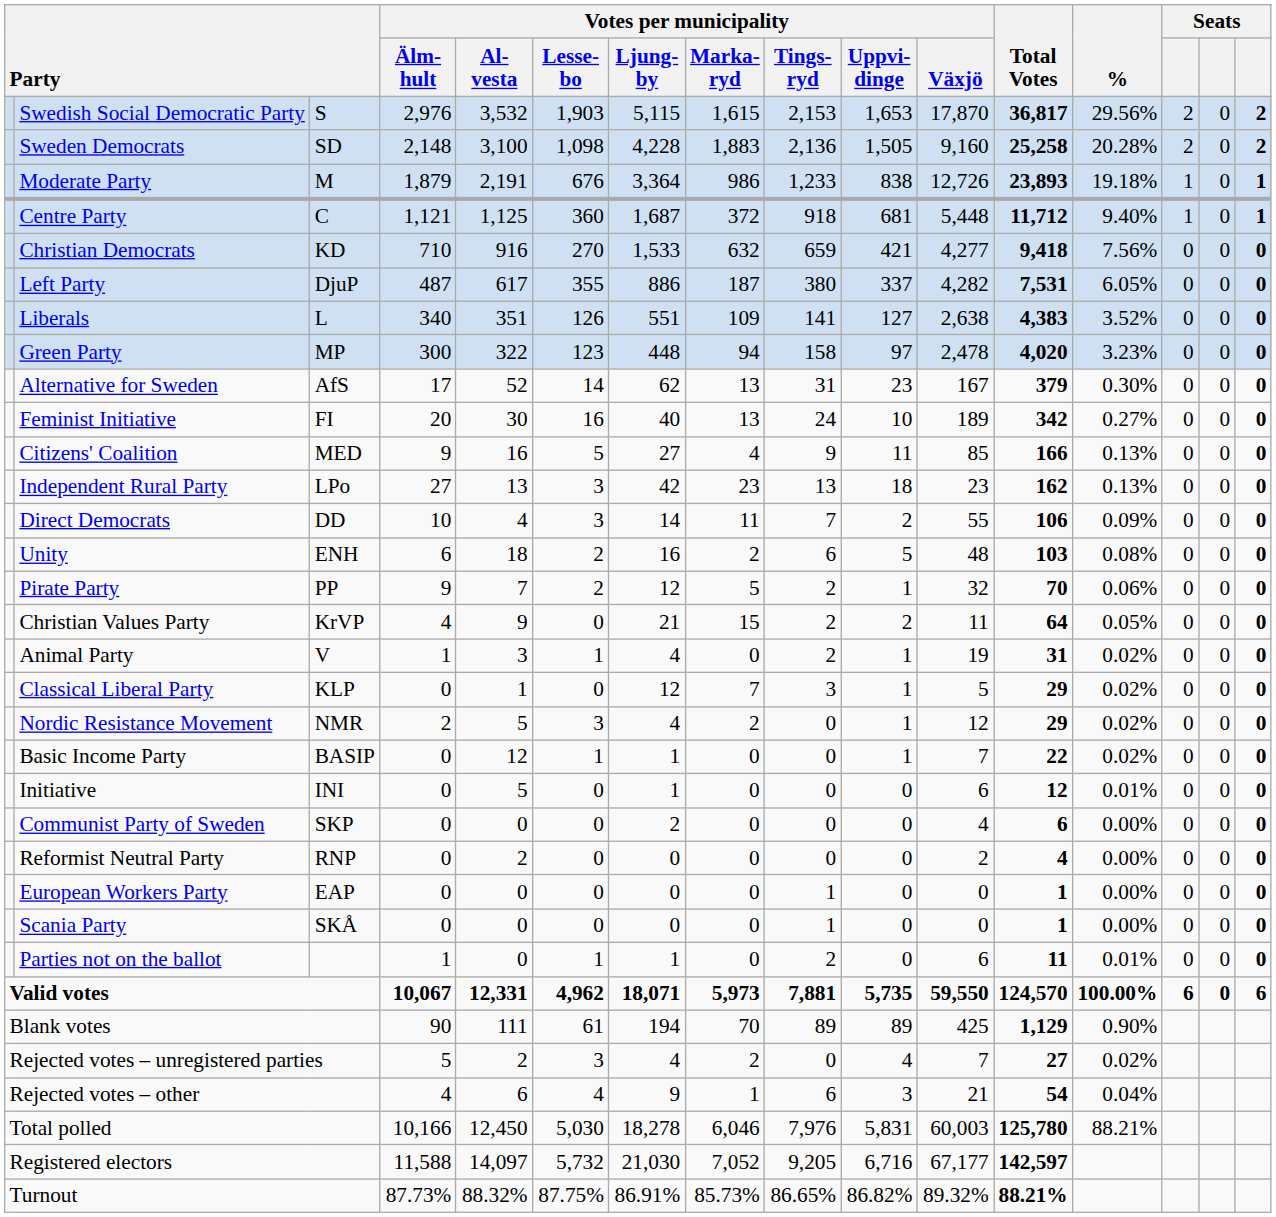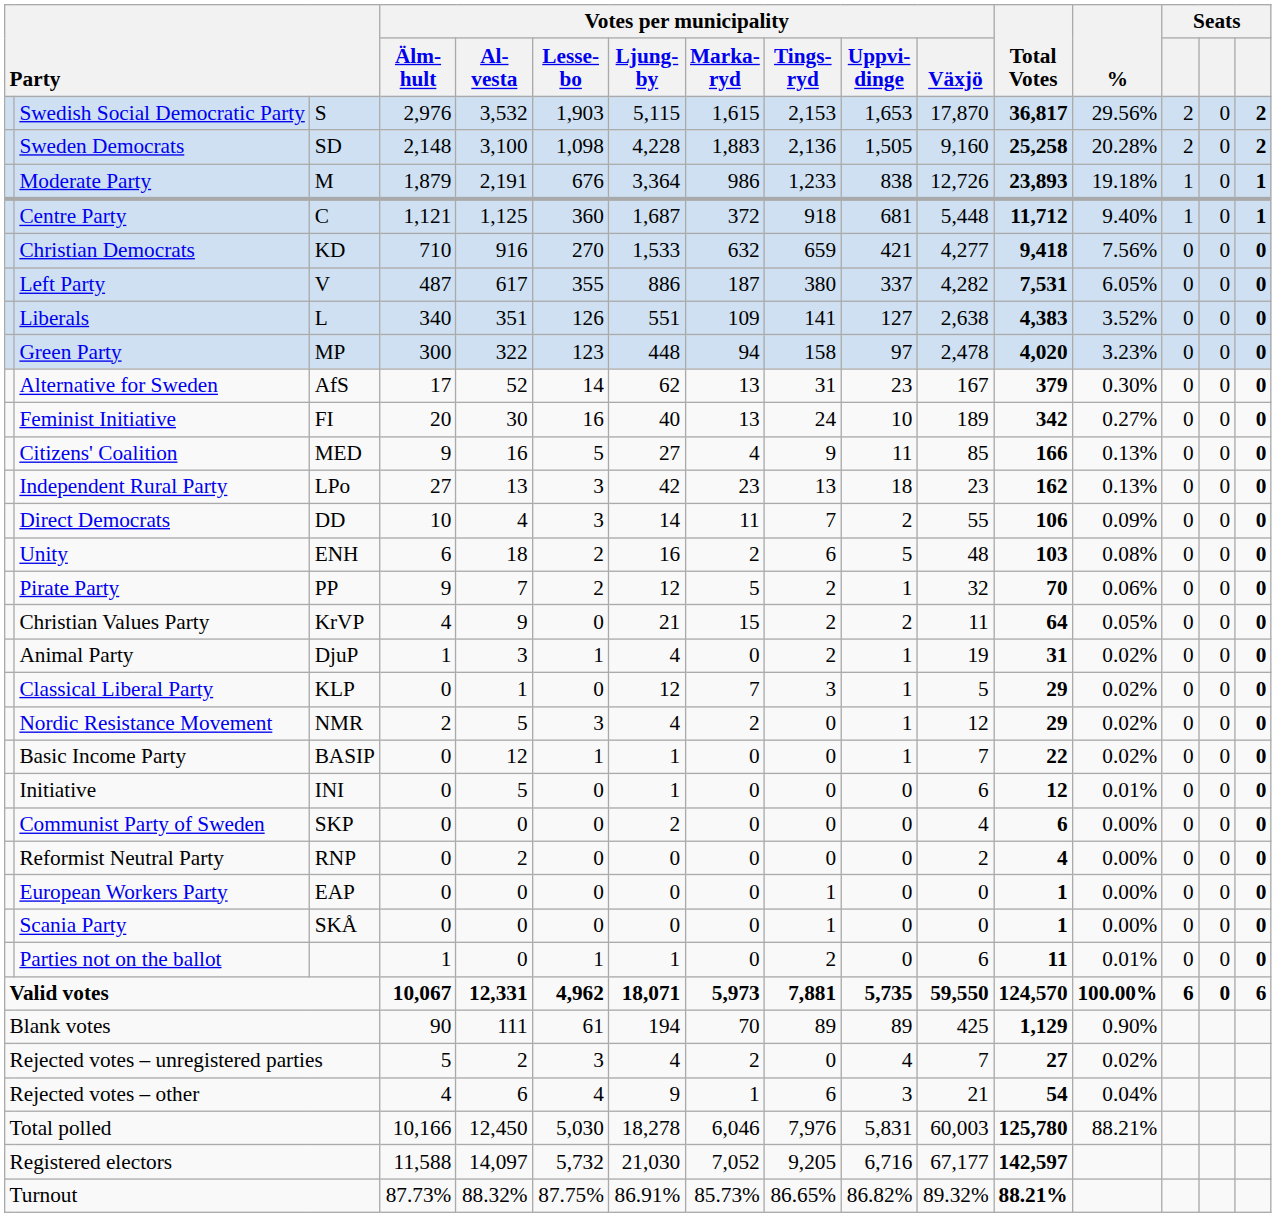(337, 284) DjuP -> (322, 284) V
(322, 655) V -> (337, 655) DjuP
